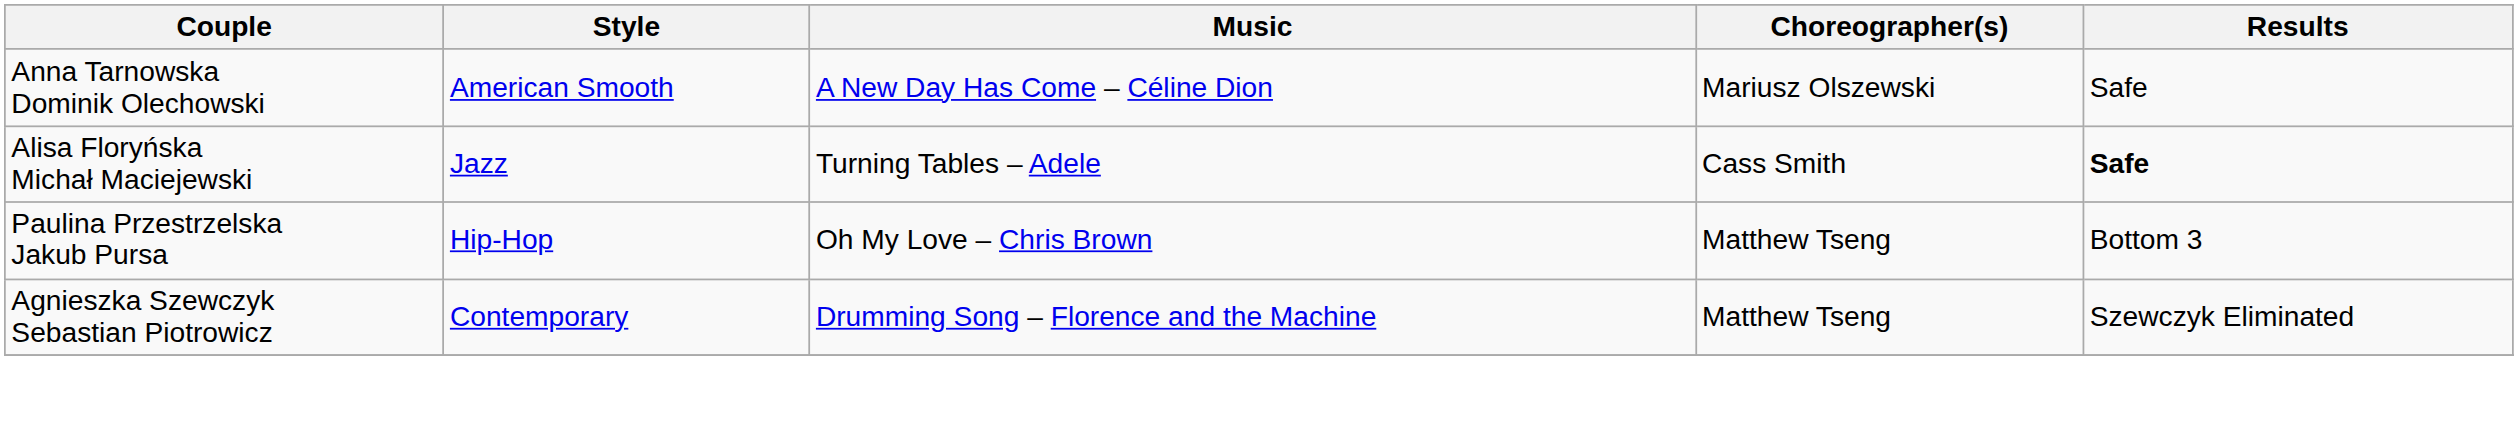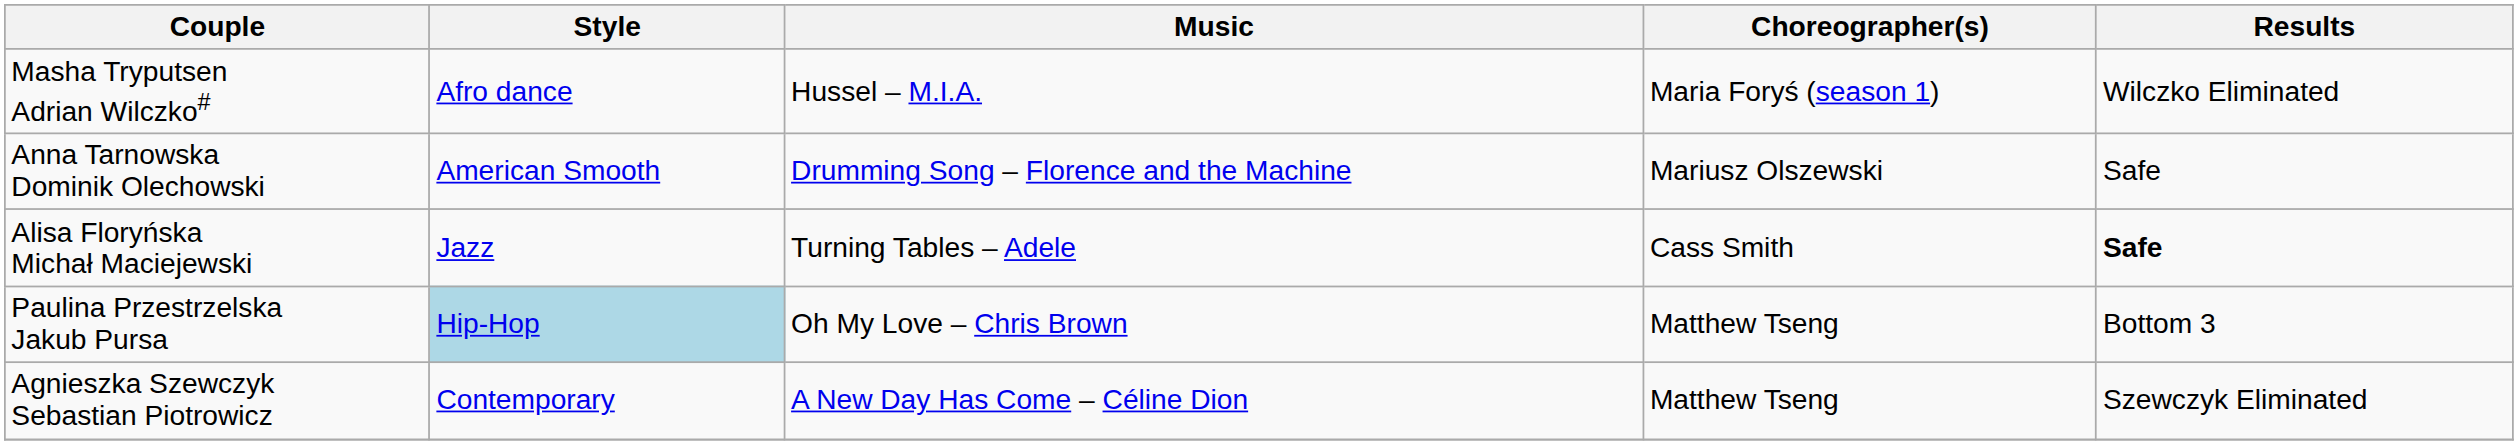+ row: (119, 91)
(1044, 87) A New Day Has Come – Céline Dion -> (1071, 171) Drumming Song – Florence and the Machine
(502, 240) no background -> (488, 323) lightblue background
(1096, 316) Drumming Song – Florence and the Machine -> (1020, 400) A New Day Has Come – Céline Dion
